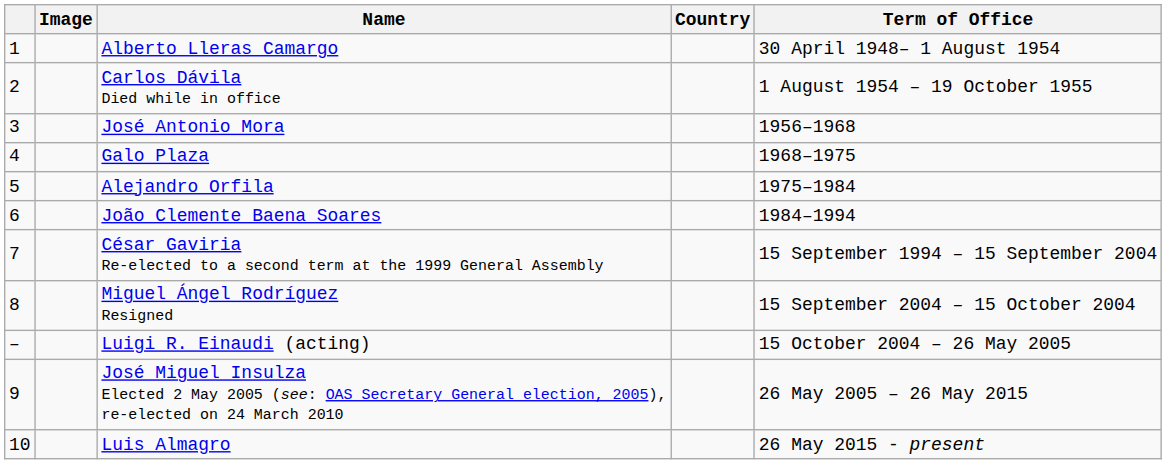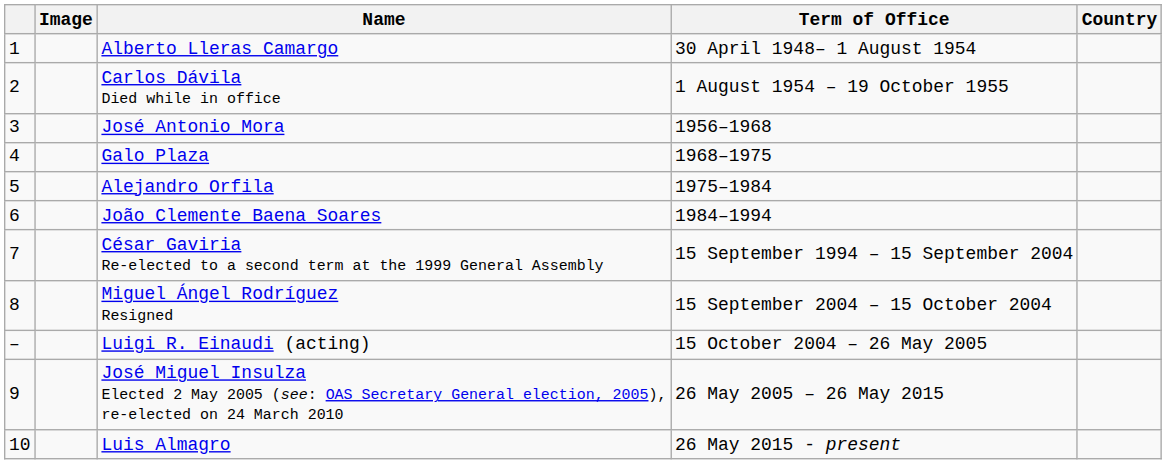columns swapped: (713, 19) <-> (958, 19)
